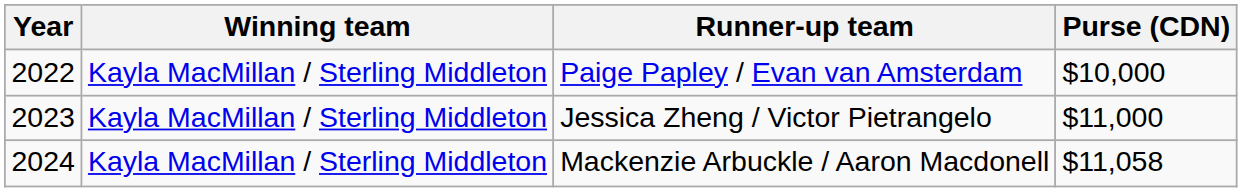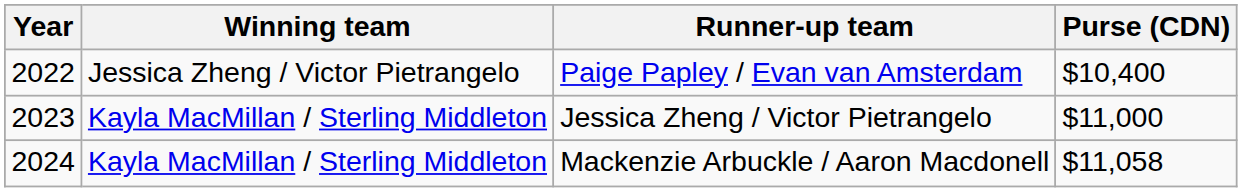(317, 72) Kayla MacMillan / Sterling Middleton -> (304, 72) Jessica Zheng / Victor Pietrangelo
(1114, 72) $10,000 -> (1114, 72) $10,400
